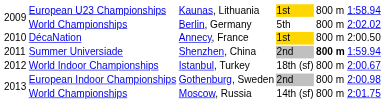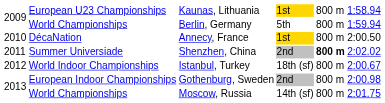(364, 24) 2:02.02 -> (364, 24) 1:59.94
(364, 52) 1:59.94 -> (364, 52) 2:02.02
